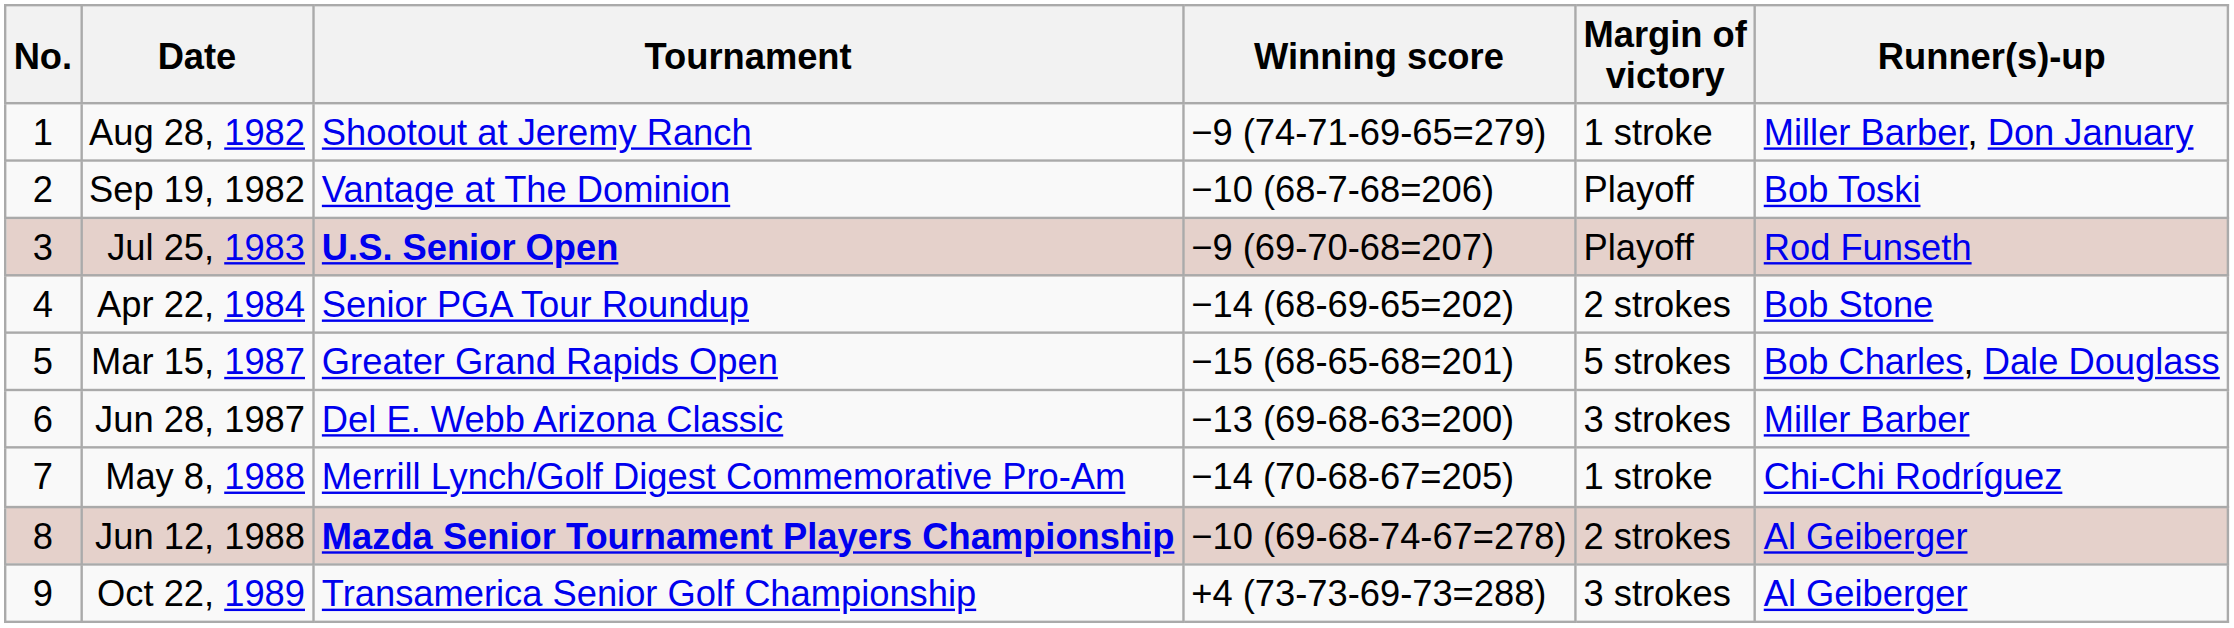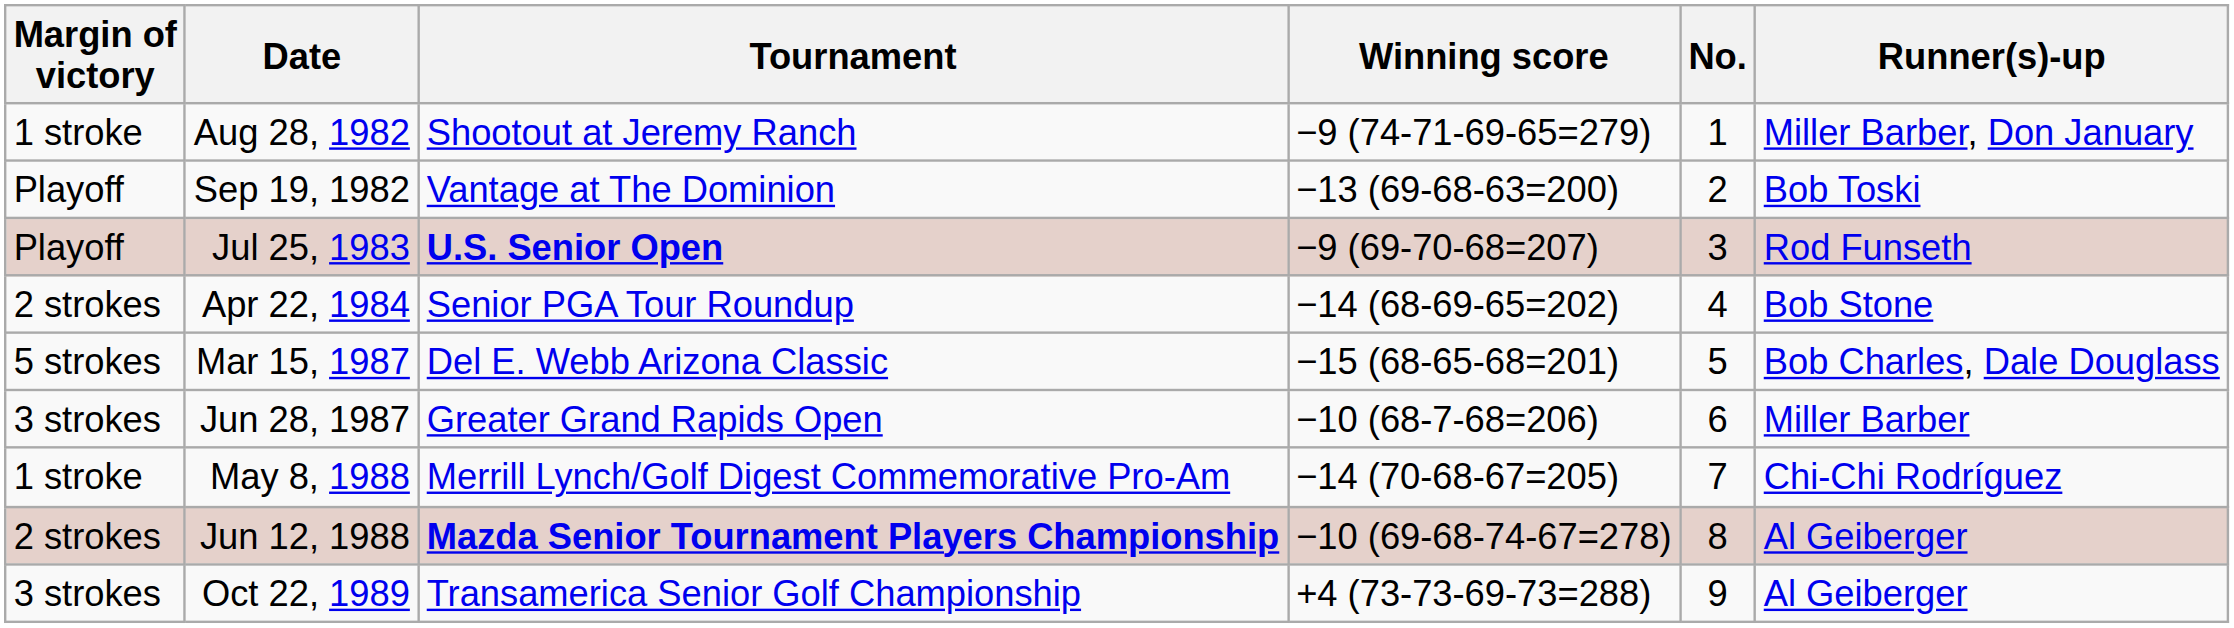columns swapped: (43, 54) <-> (1665, 54)
(1343, 190) −10 (68-7-68=206) -> (1458, 190) −13 (69-68-63=200)
(550, 362) Greater Grand Rapids Open -> (657, 362) Del E. Webb Arizona Classic
(553, 420) Del E. Webb Arizona Classic -> (655, 420) Greater Grand Rapids Open
(1353, 420) −13 (69-68-63=200) -> (1447, 420) −10 (68-7-68=206)
